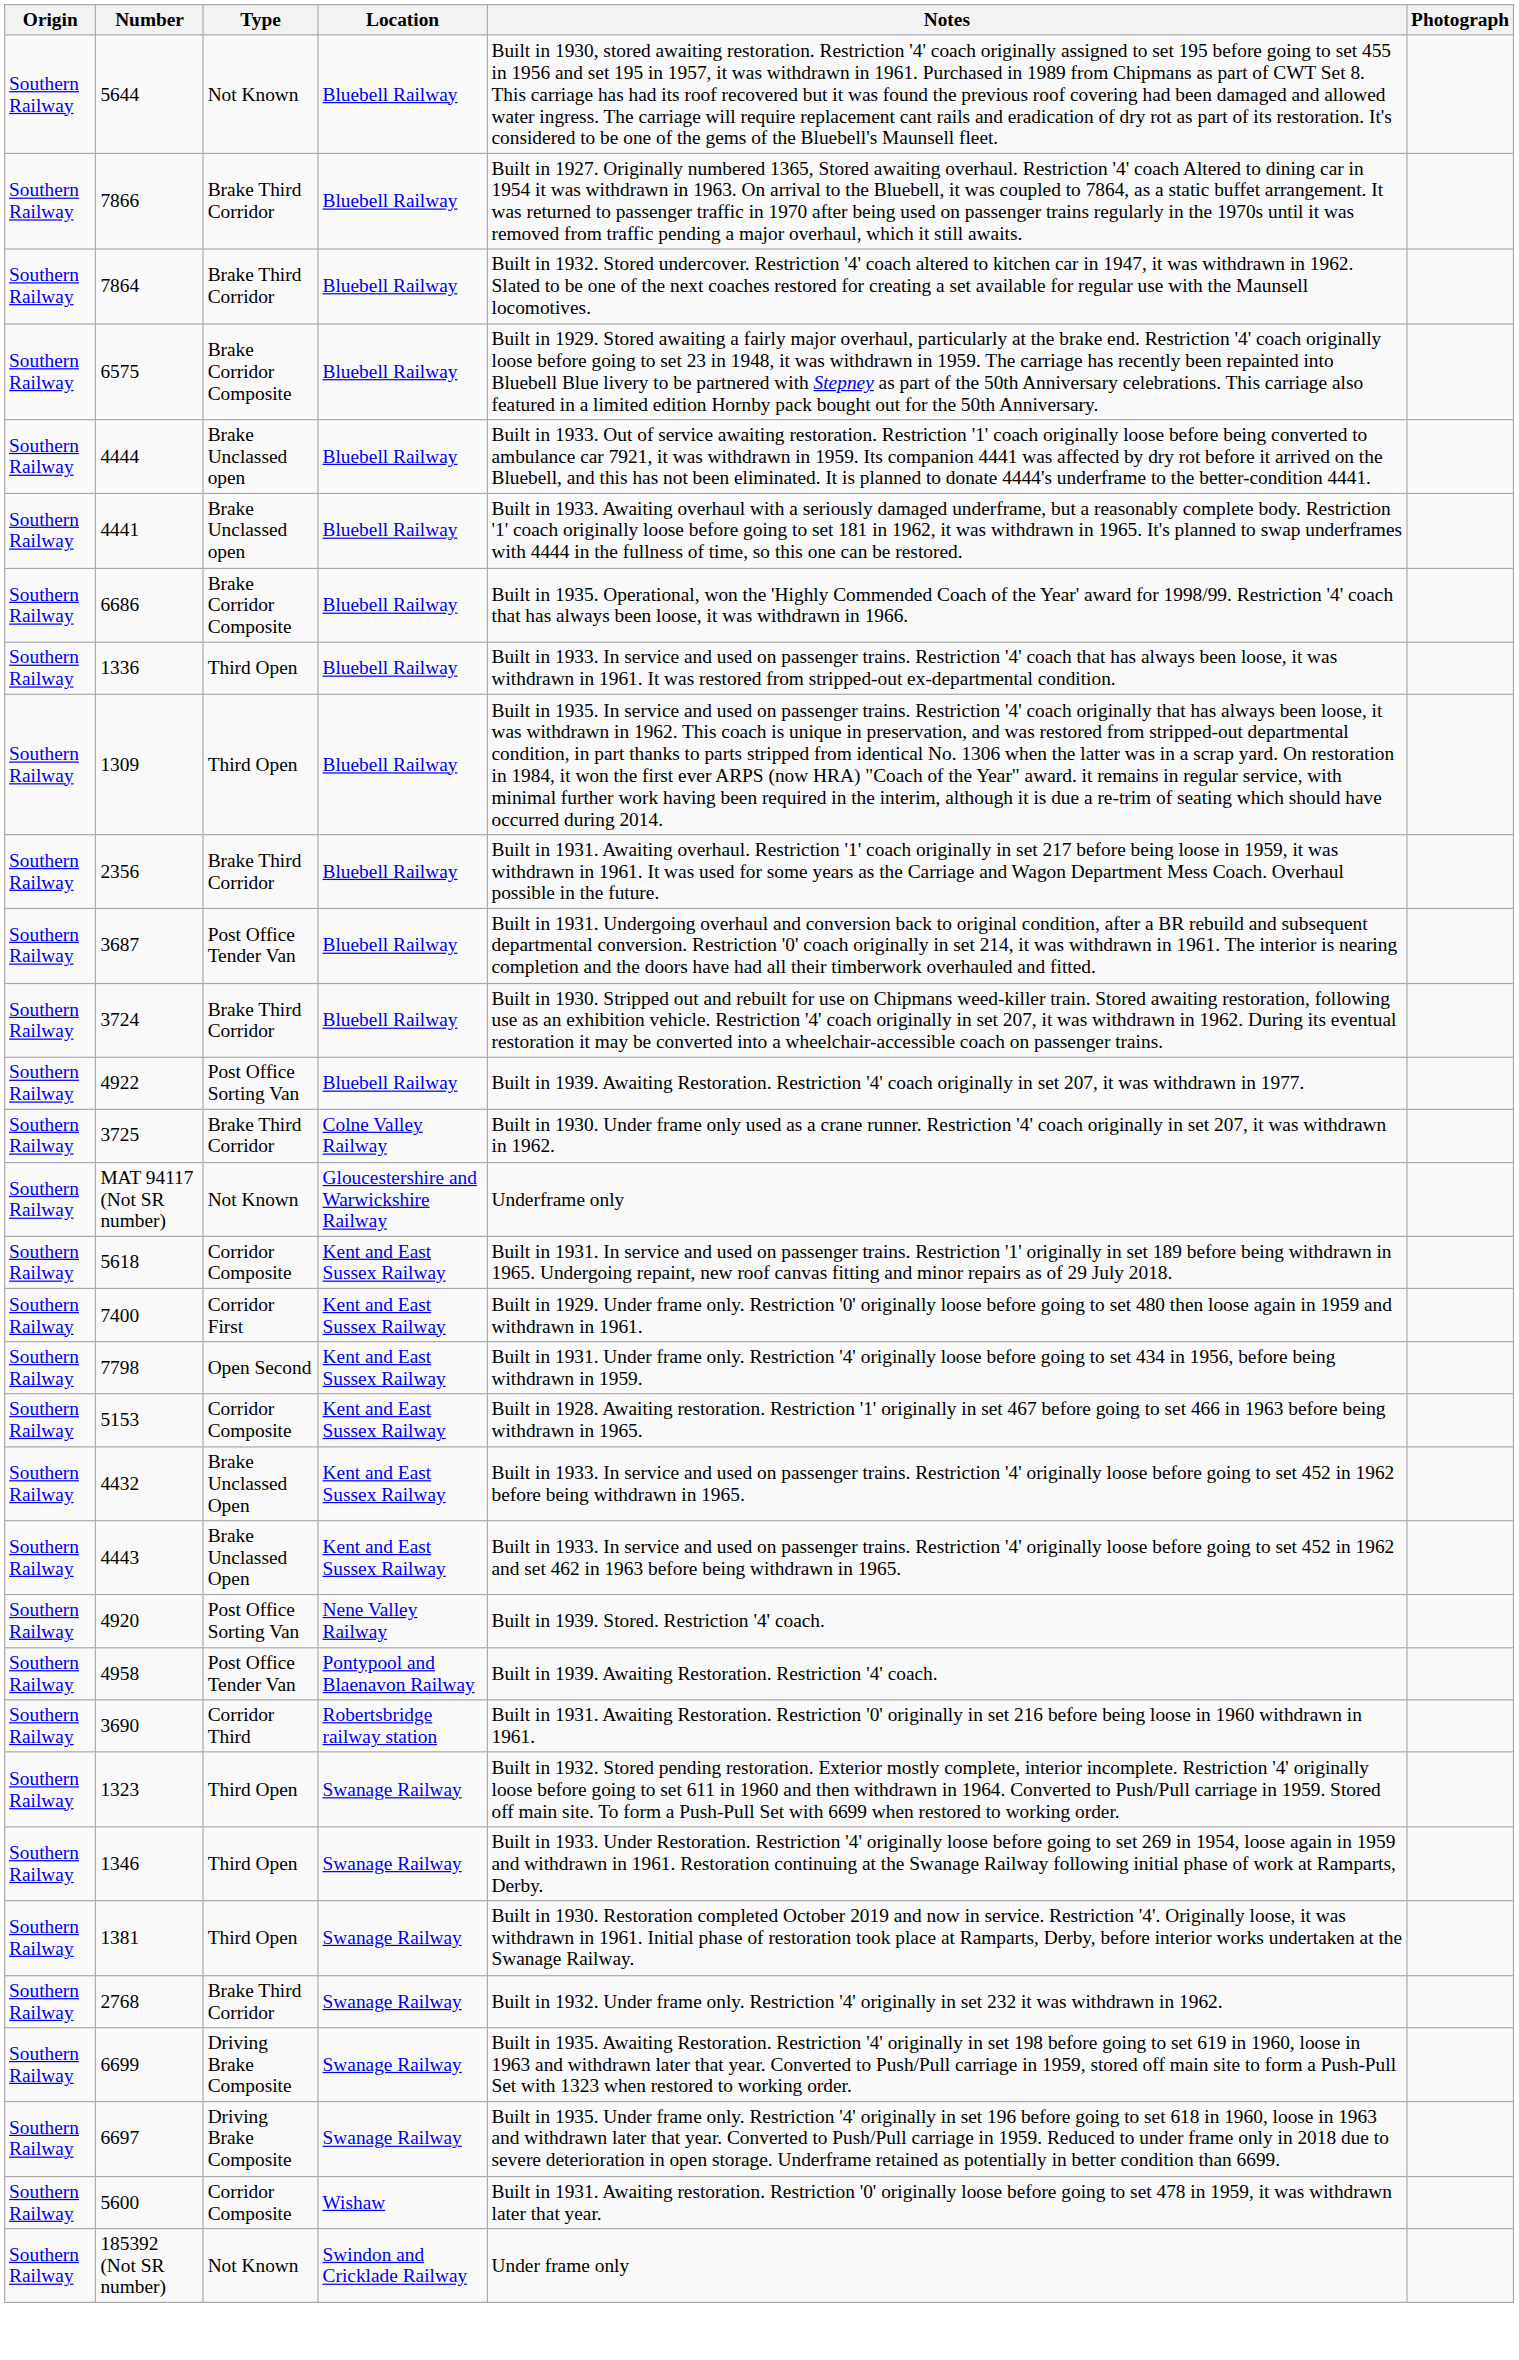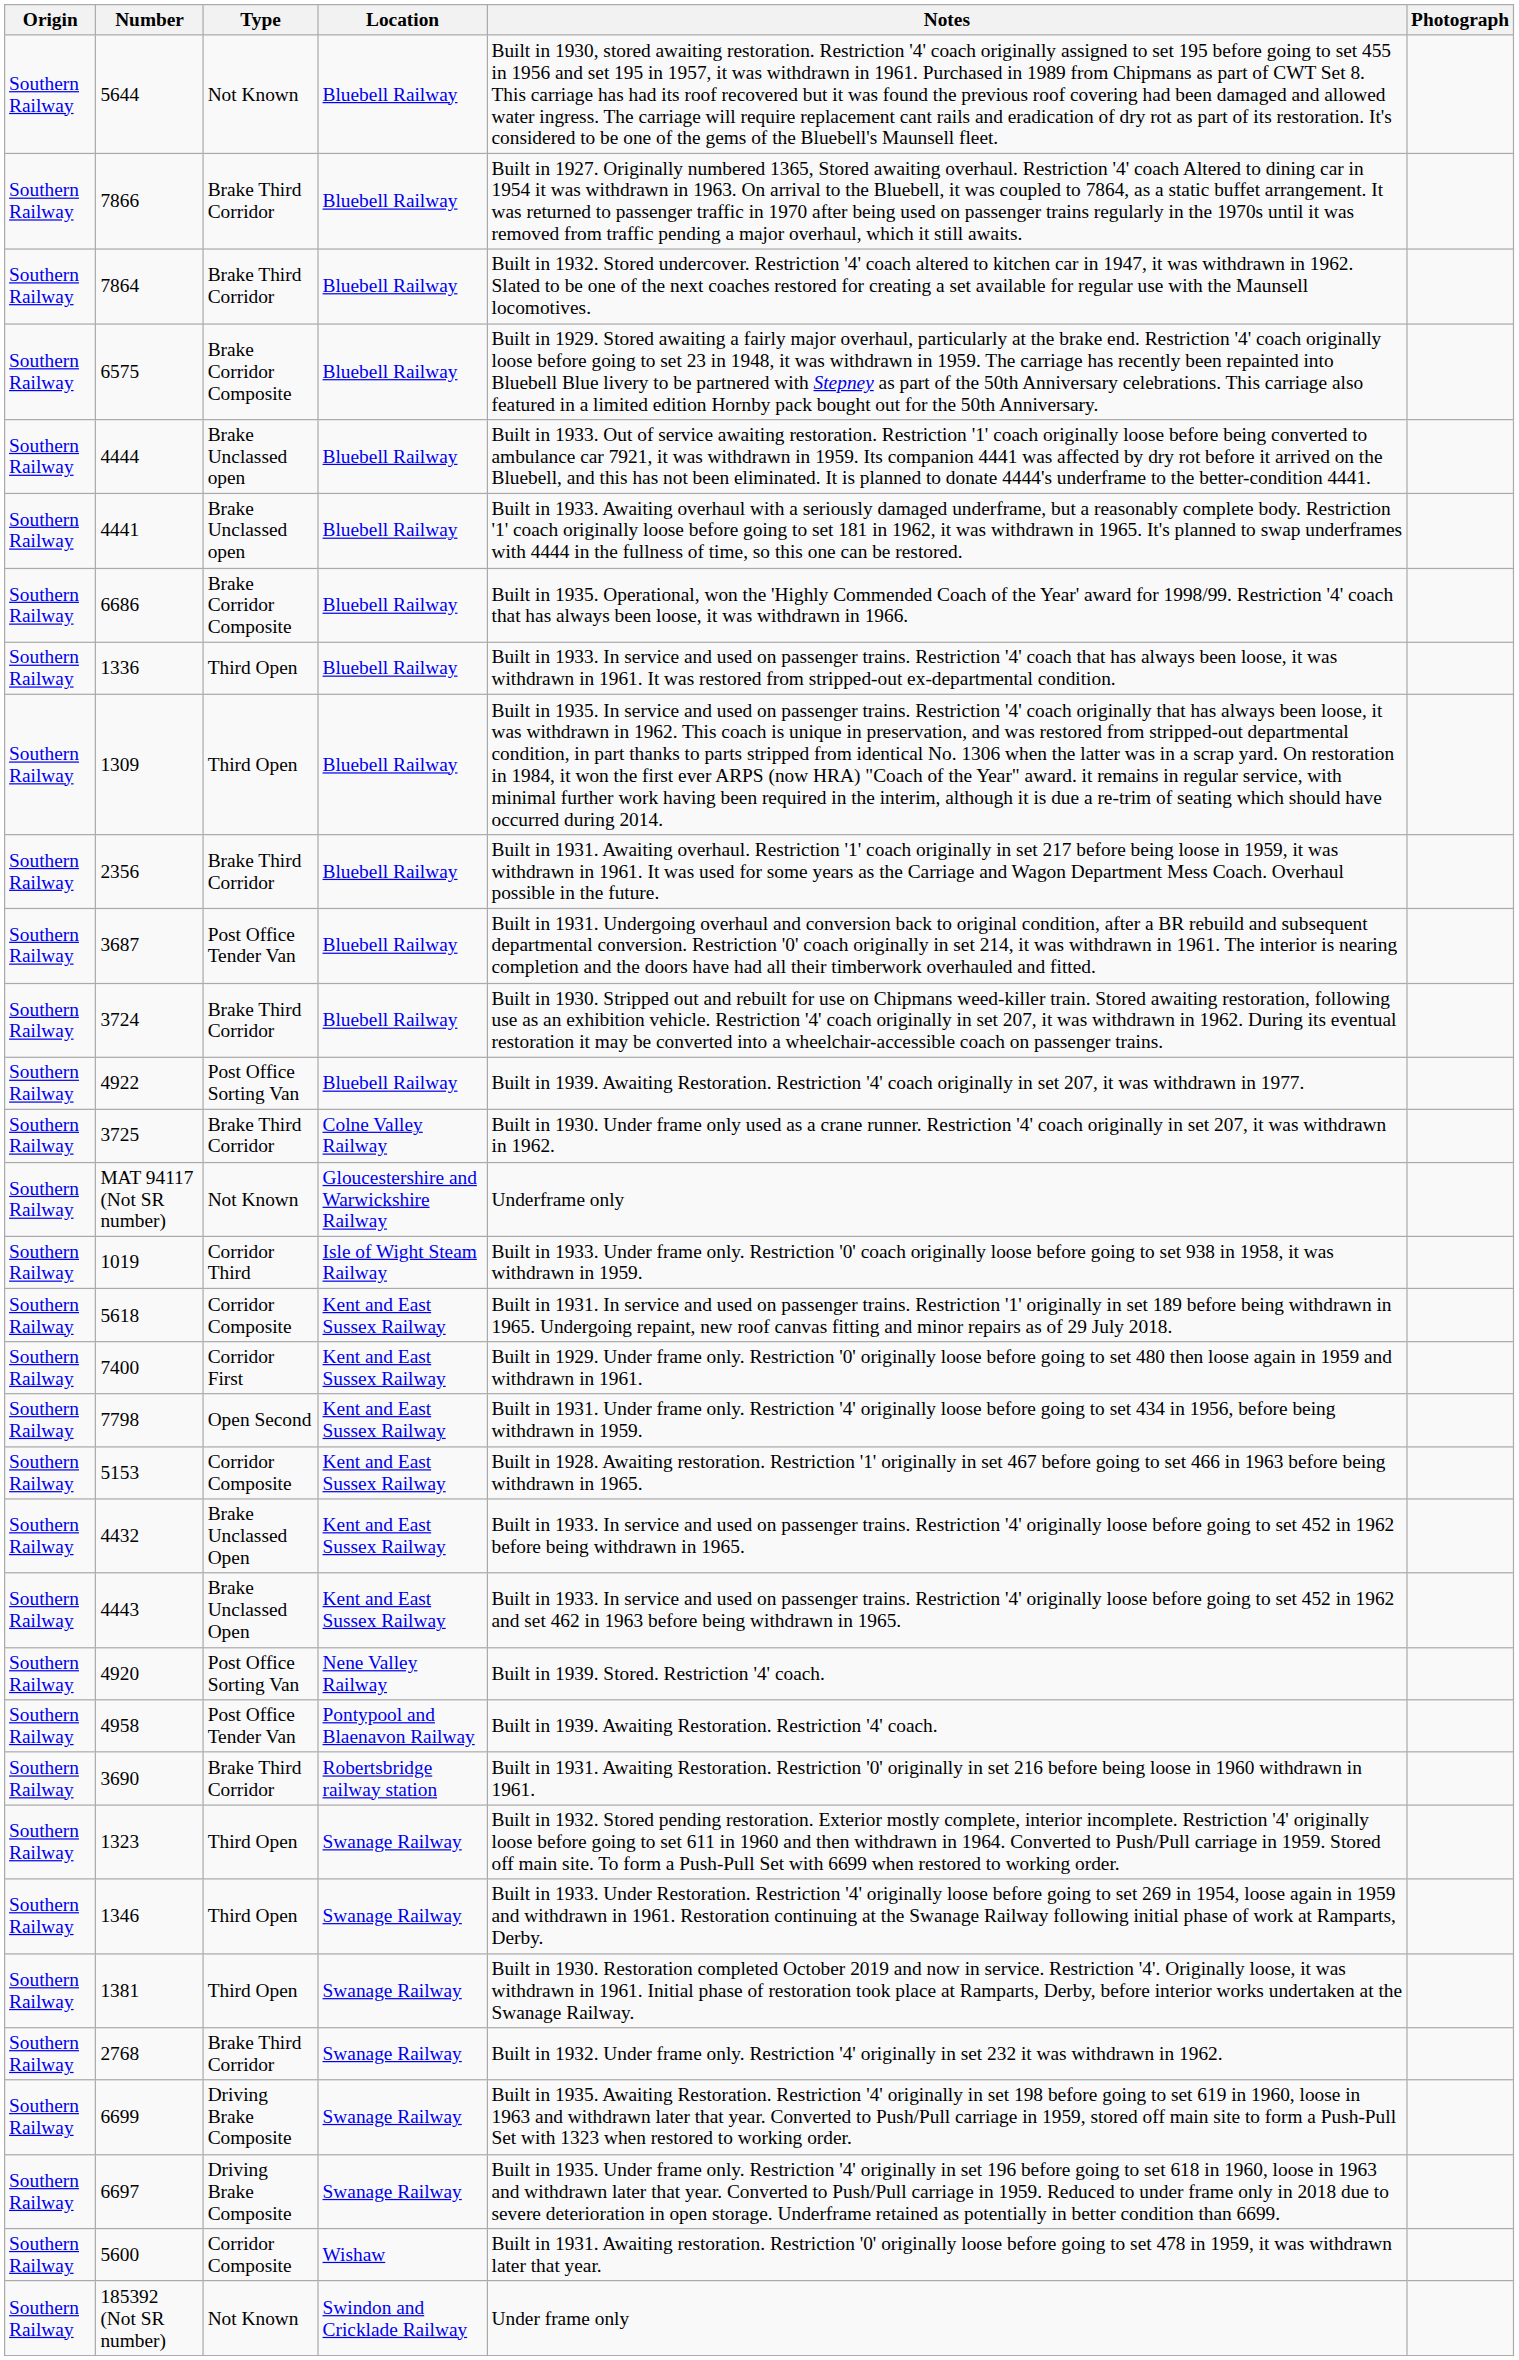+ row: (120, 1262)
(241, 1725) Corridor Third -> (255, 1778) Brake Third Corridor
